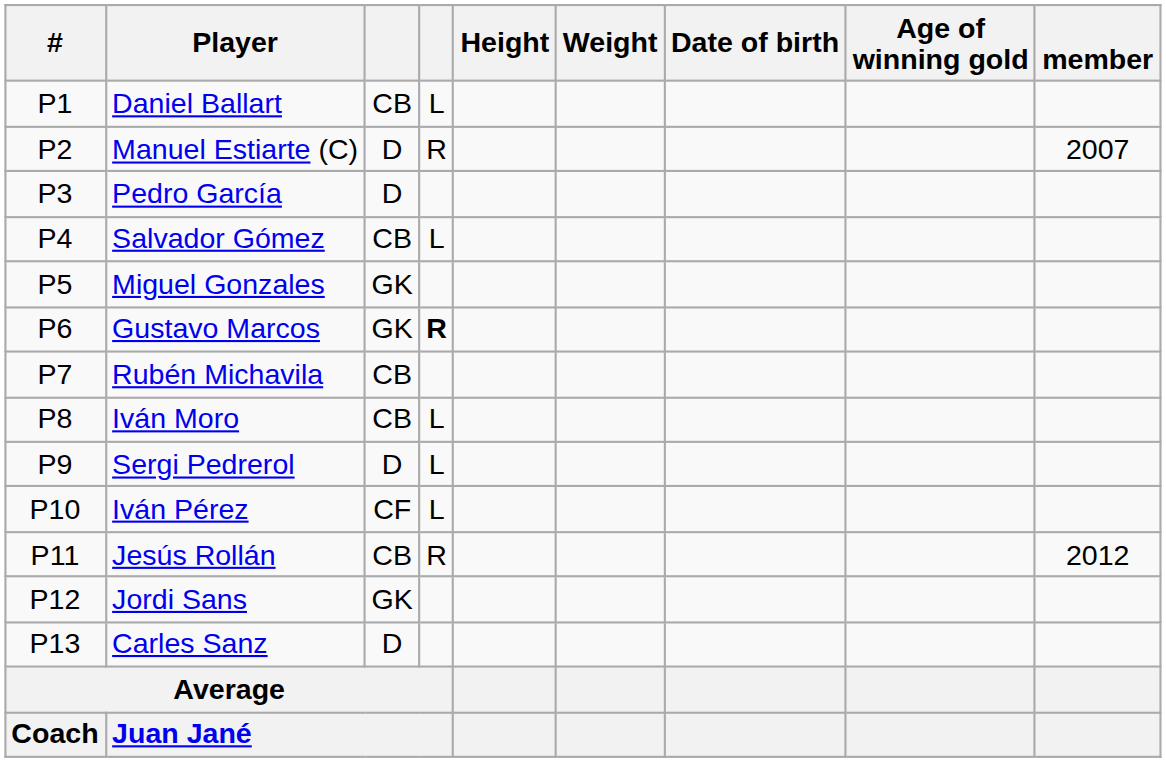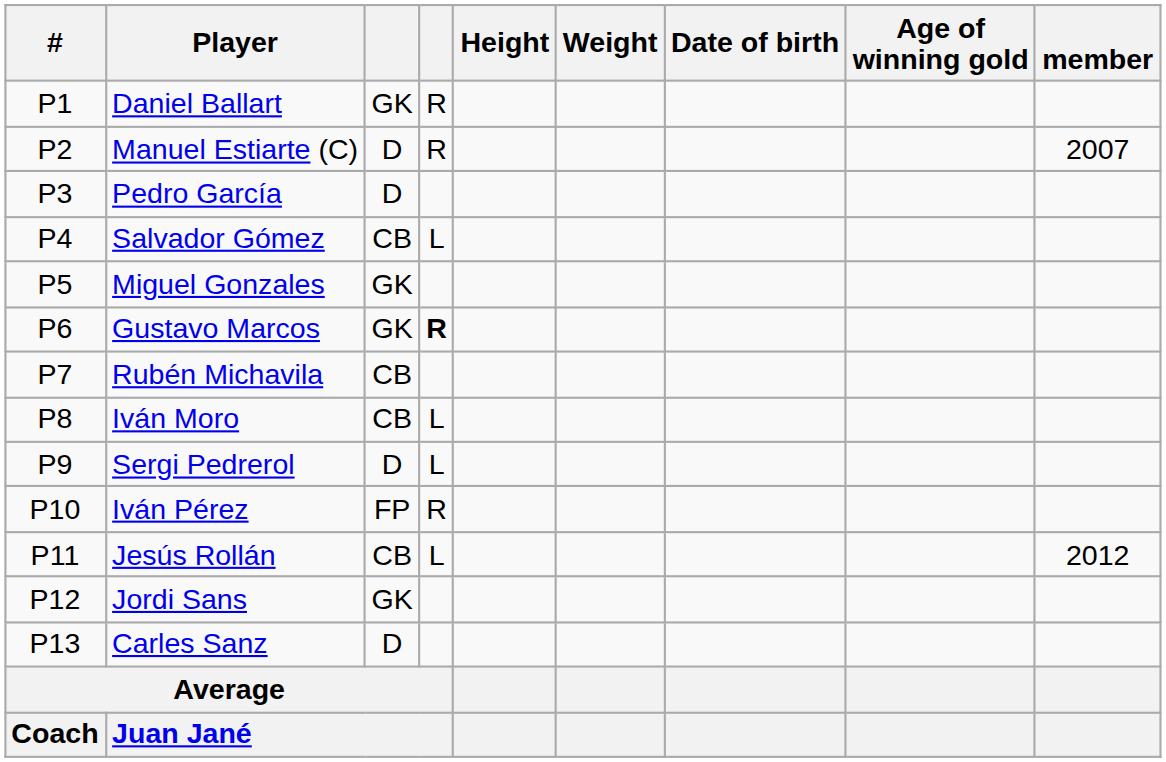(392, 104) CB -> (392, 104) GK
(437, 104) L -> (437, 104) R
(392, 509) CF -> (392, 509) FP
(437, 509) L -> (437, 509) R
(437, 554) R -> (437, 554) L
